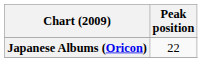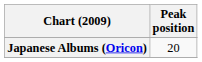(173, 47) 22 -> (173, 47) 20
